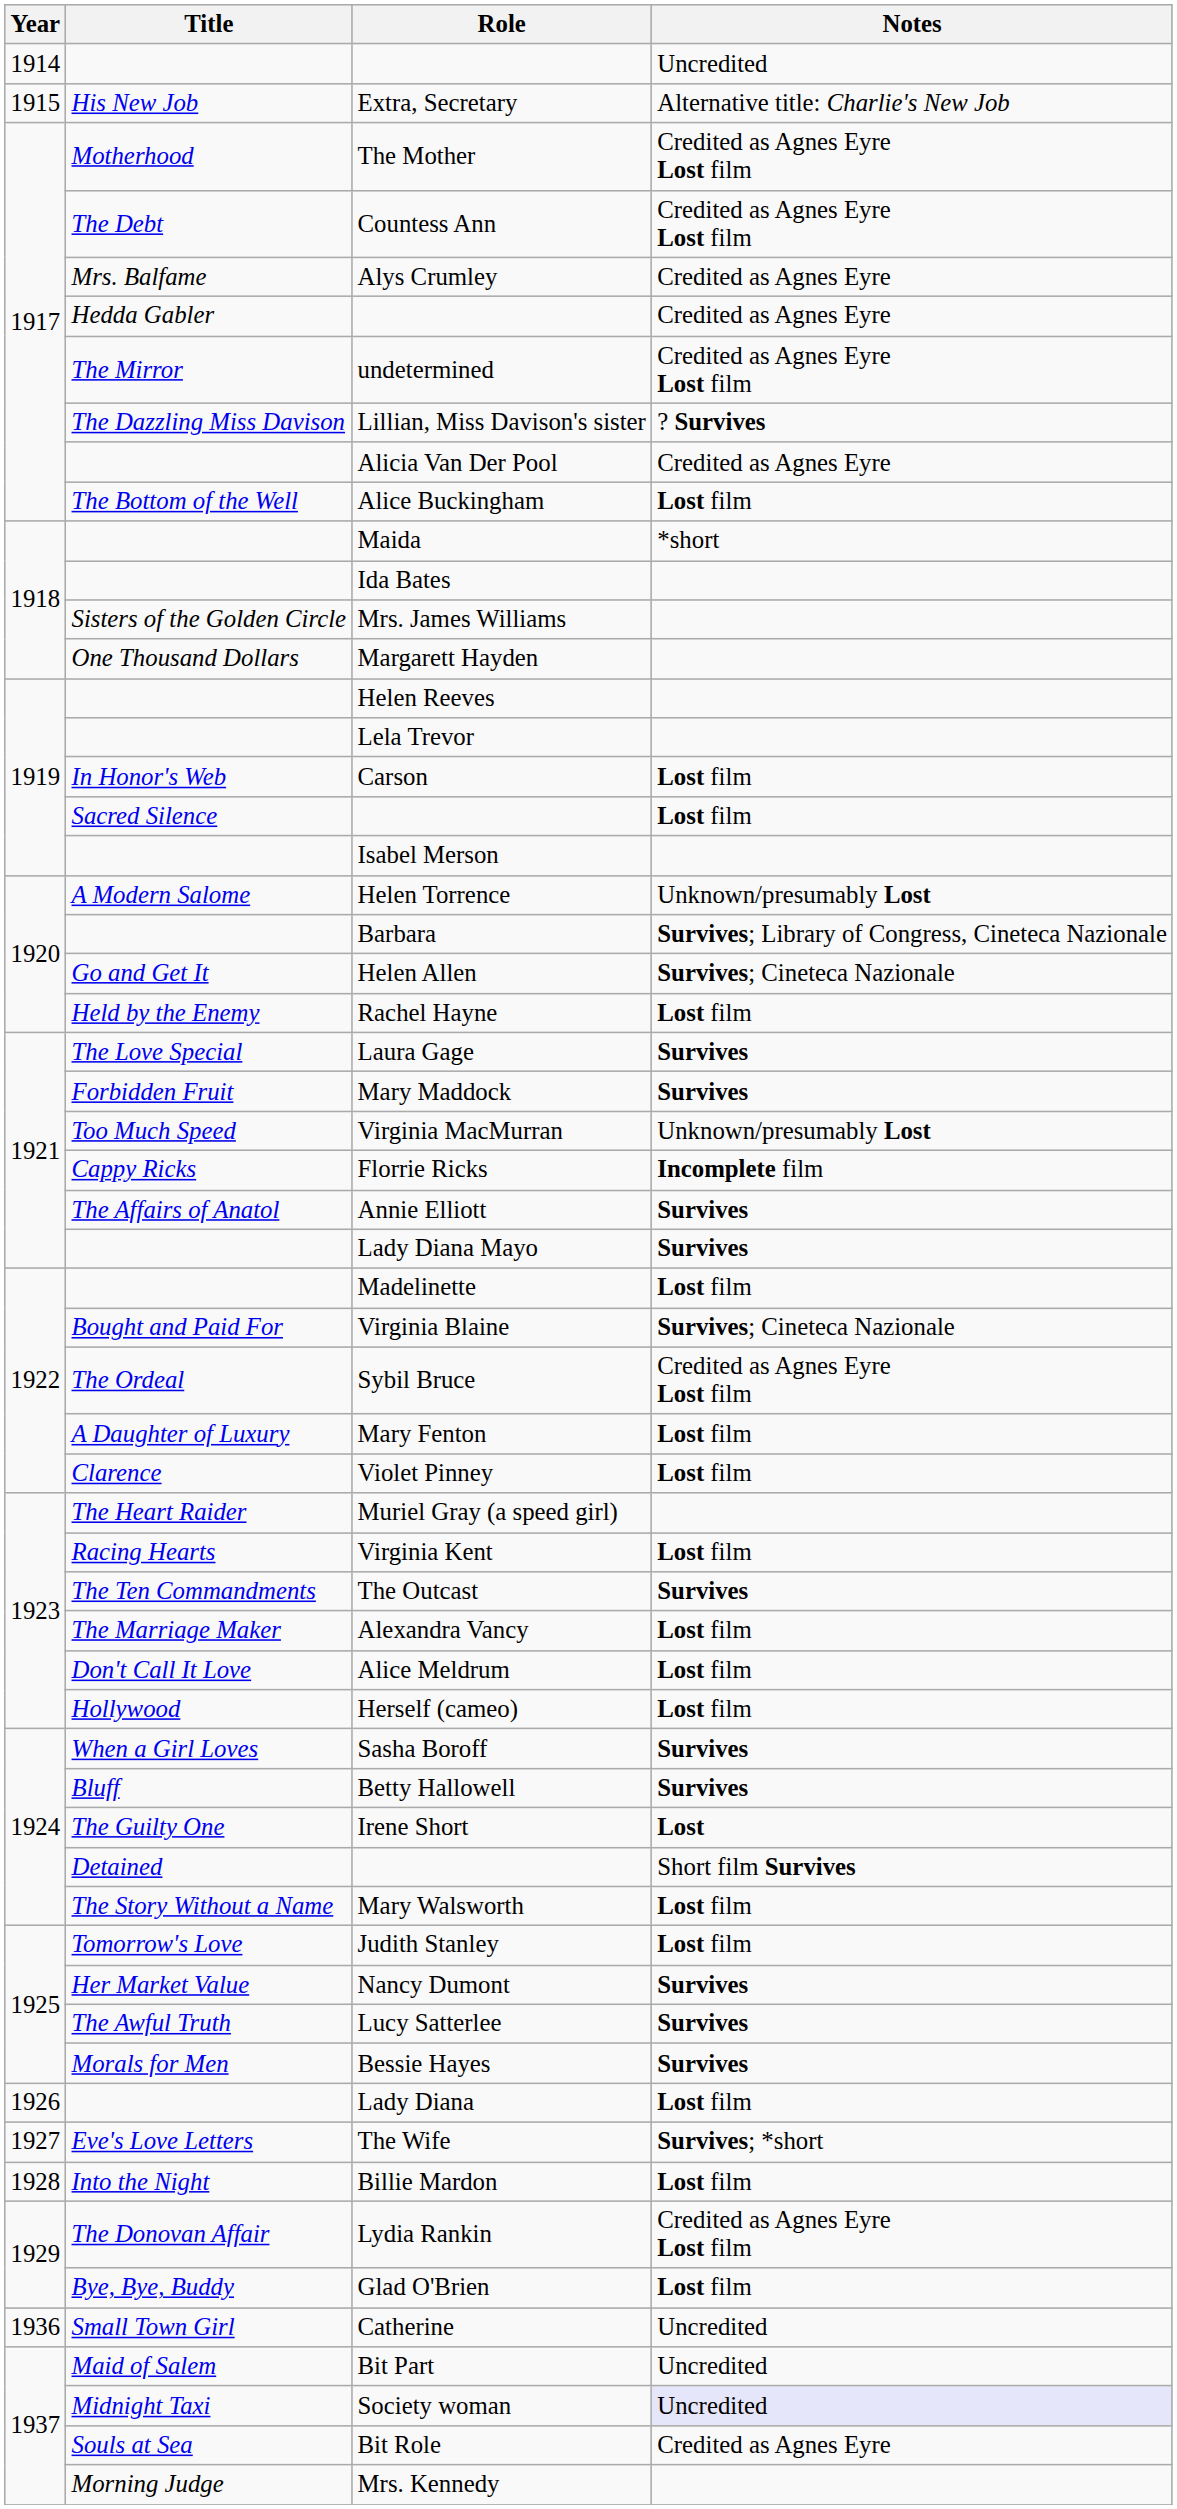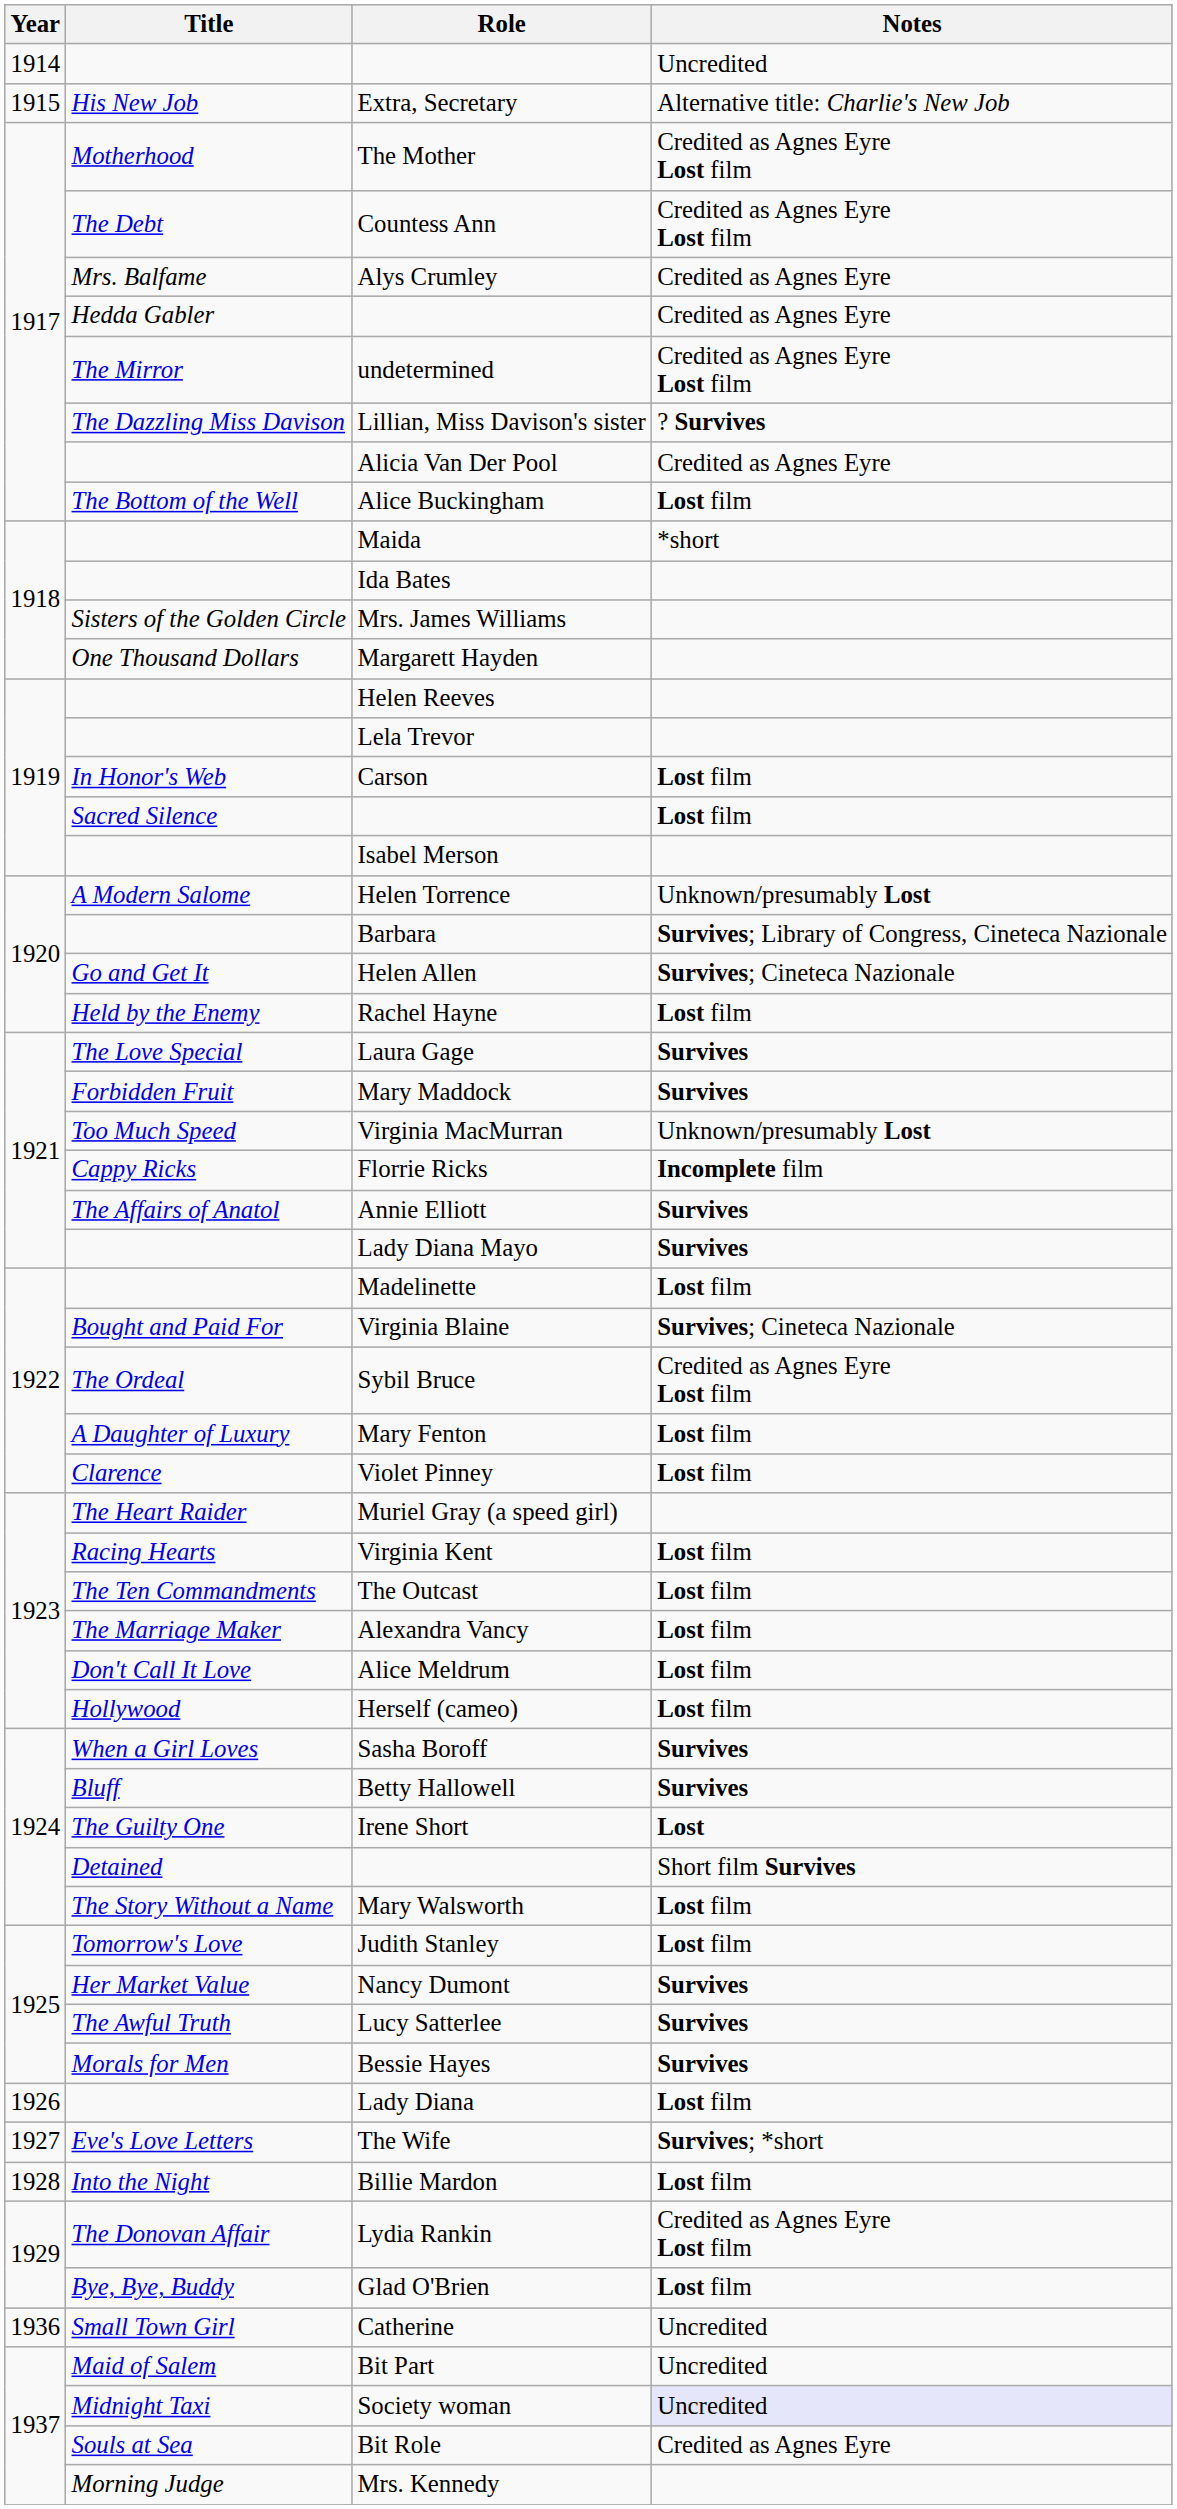(703, 1591) Survives -> (705, 1591) Lost film
